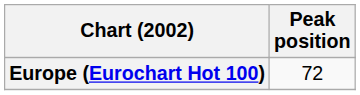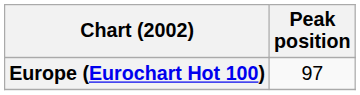(312, 73) 72 -> (312, 73) 97
